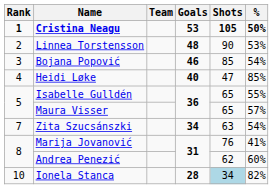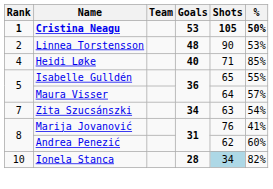- row: (78, 61)
(228, 78) 47 -> (228, 61) 71
(228, 110) 65 -> (228, 94) 64
